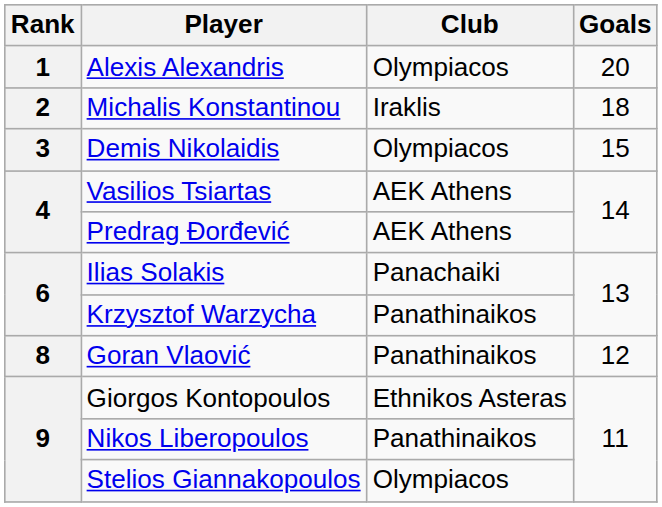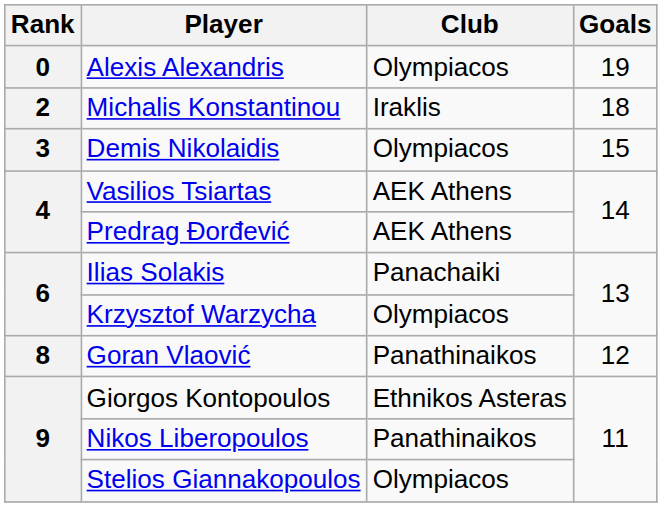(43, 66) 1 -> (43, 66) 0
(615, 66) 20 -> (615, 66) 19
(455, 314) Panathinaikos -> (441, 314) Olympiacos
